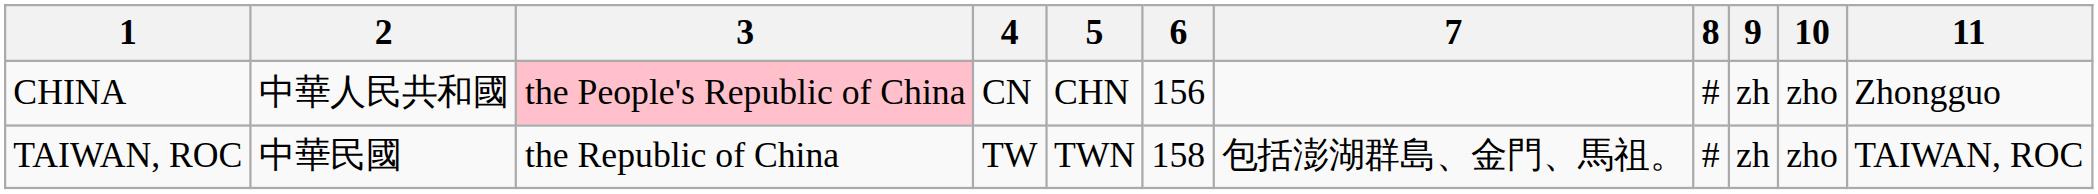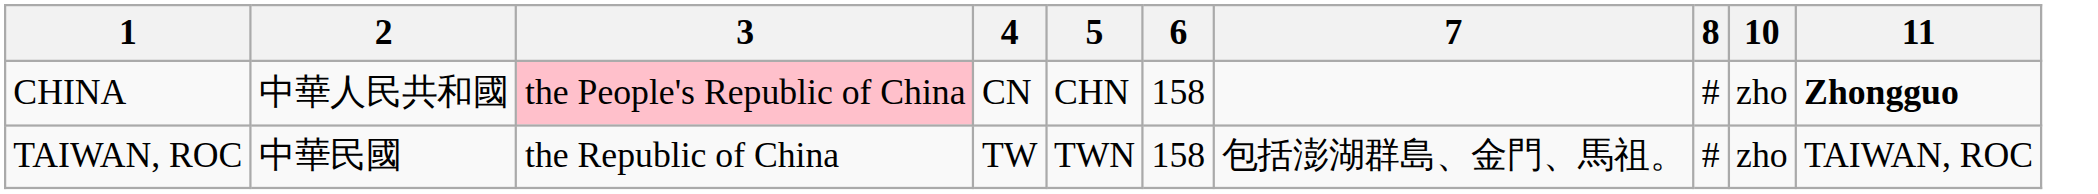- column: (1753, 32)
(1178, 92) 156 -> (1178, 92) 158
(1928, 92) normal -> (1881, 92) bold
